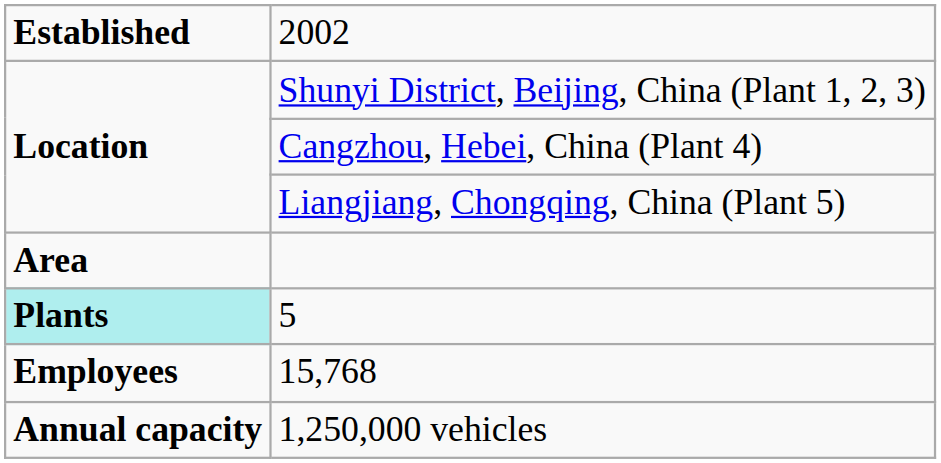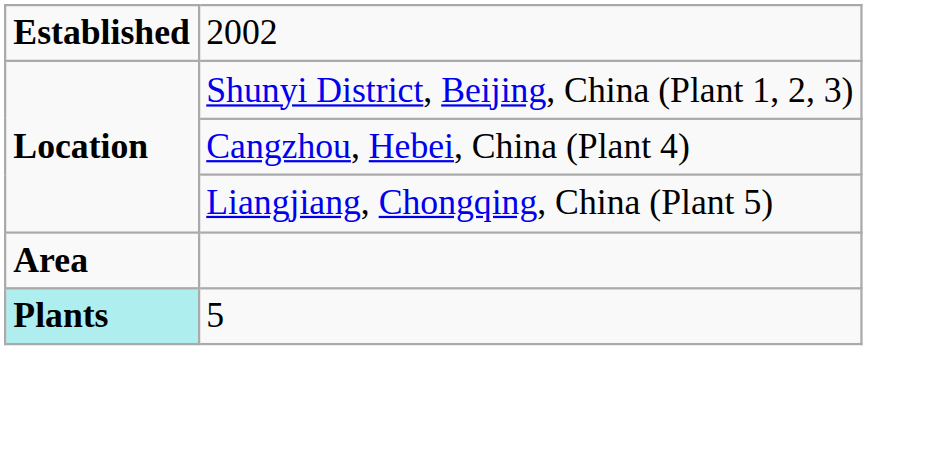- row: (328, 372)
- row: (413, 428)
